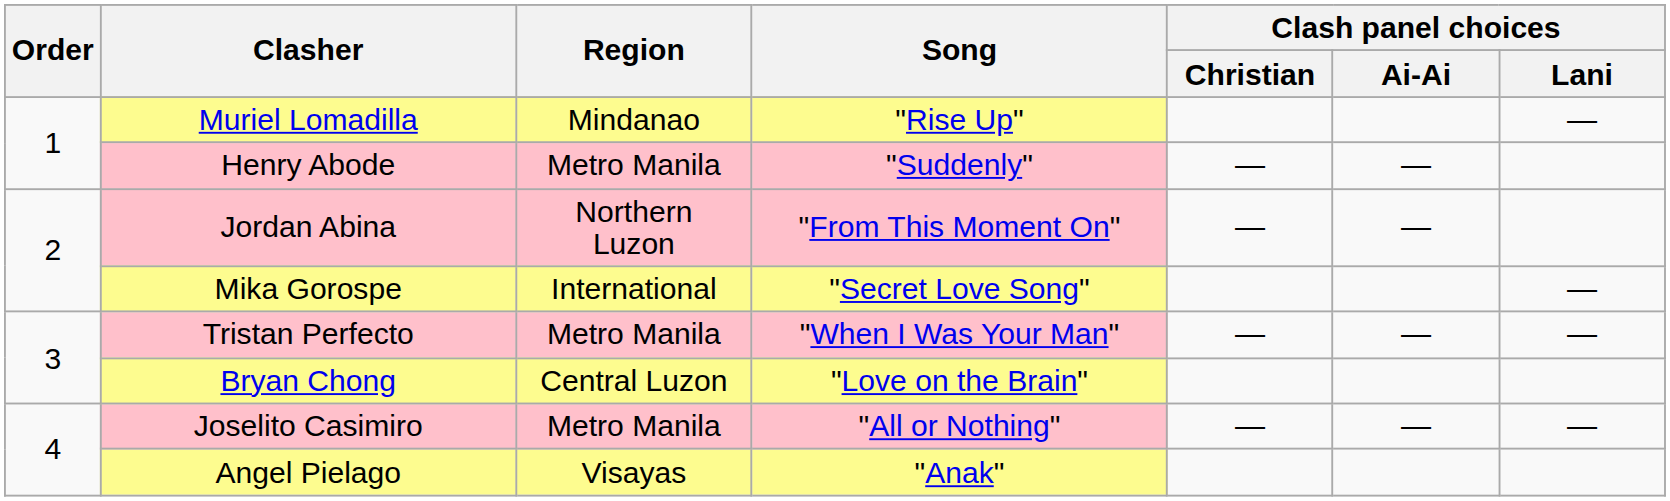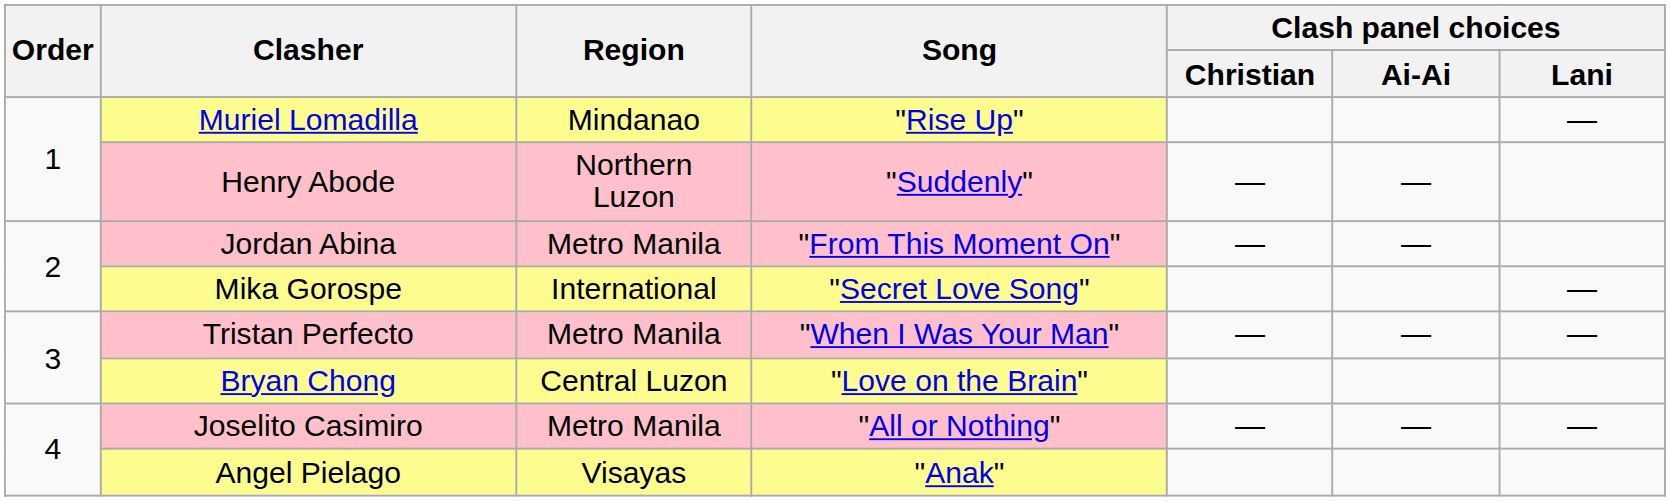(634, 165) Metro Manila -> (634, 181) Northern Luzon
(634, 227) Northern Luzon -> (634, 243) Metro Manila
